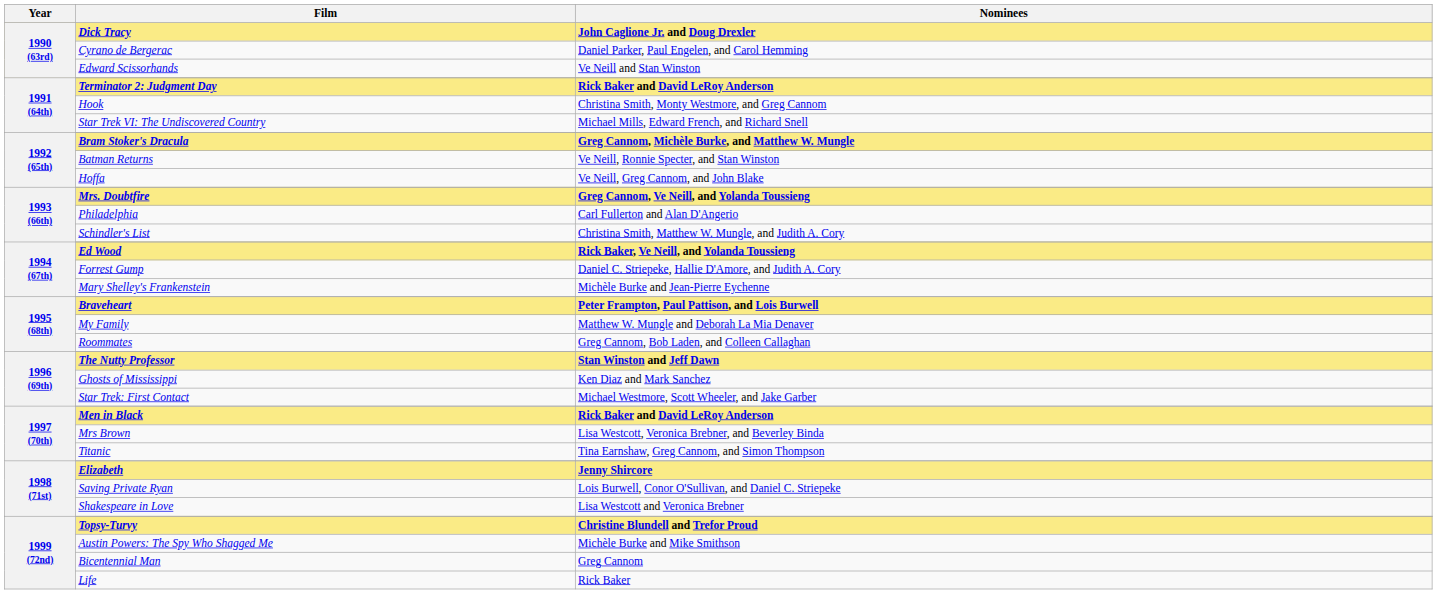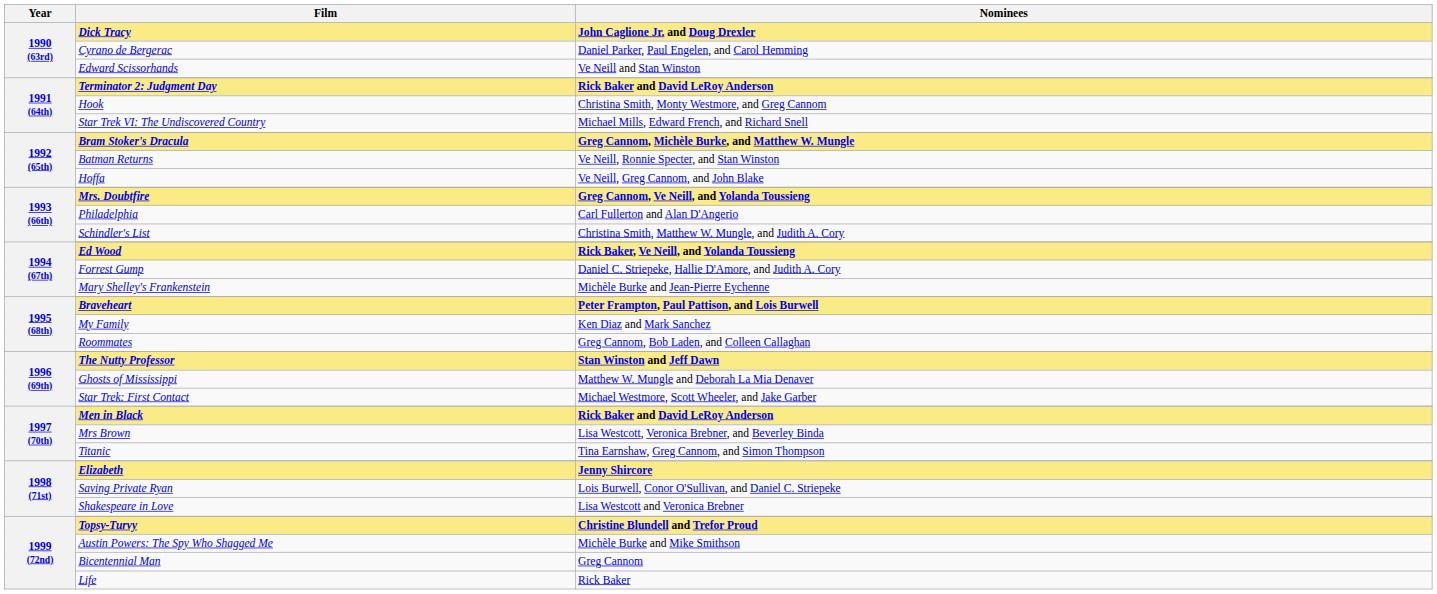(696, 324) Matthew W. Mungle and Deborah La Mia Denaver -> (644, 324) Ken Diaz and Mark Sanchez
(644, 379) Ken Diaz and Mark Sanchez -> (696, 379) Matthew W. Mungle and Deborah La Mia Denaver
